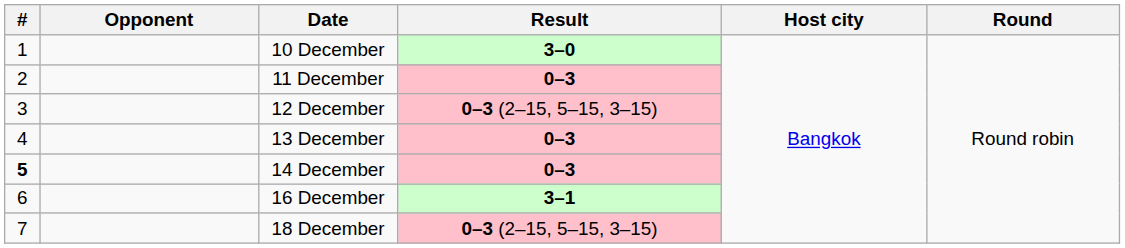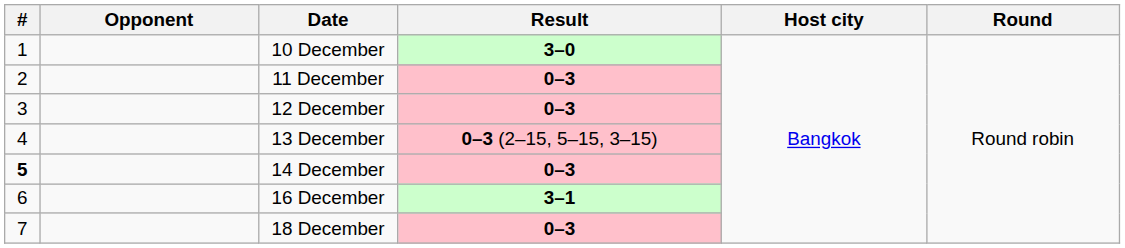(560, 109) 0–3 (2–15, 5–15, 3–15) -> (560, 109) 0–3
(560, 139) 0–3 -> (560, 139) 0–3 (2–15, 5–15, 3–15)
(560, 229) 0–3 (2–15, 5–15, 3–15) -> (560, 229) 0–3
